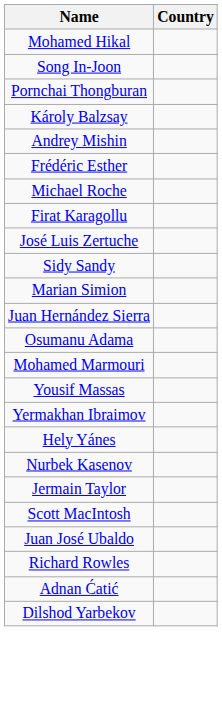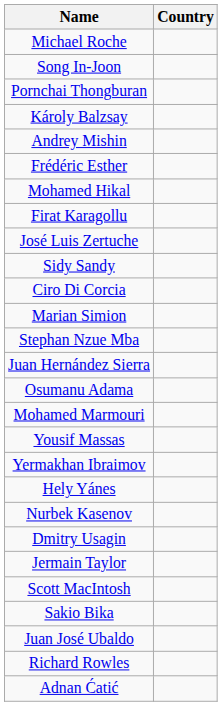rows swapped: (79, 41) <-> (79, 191)
+ row: (79, 290)
+ row: (79, 340)
+ row: (79, 539)
+ row: (79, 613)
- row: (79, 613)
